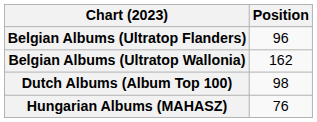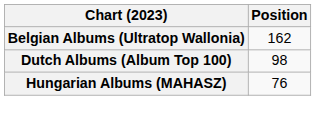- row: (127, 38)
